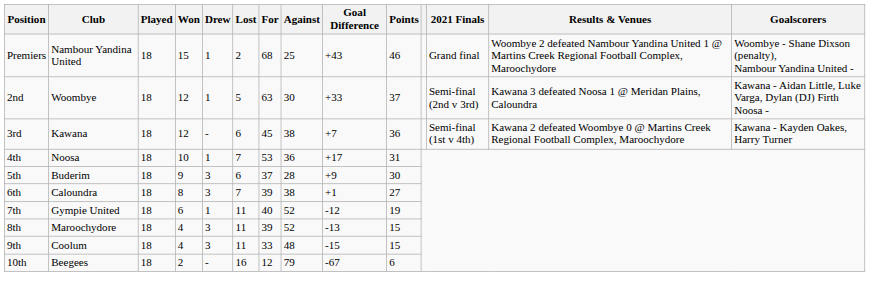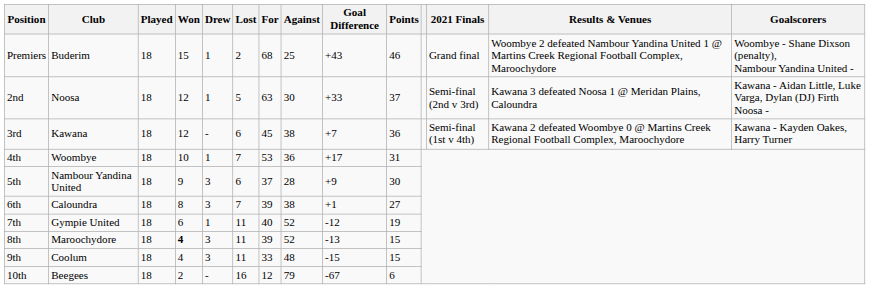(91, 55) Nambour Yandina United -> (71, 55) Buderim
(74, 97) Woombye -> (65, 97) Noosa
(65, 157) Noosa -> (74, 157) Woombye
(71, 175) Buderim -> (91, 181) Nambour Yandina United
(180, 227) normal -> (180, 240) bold
